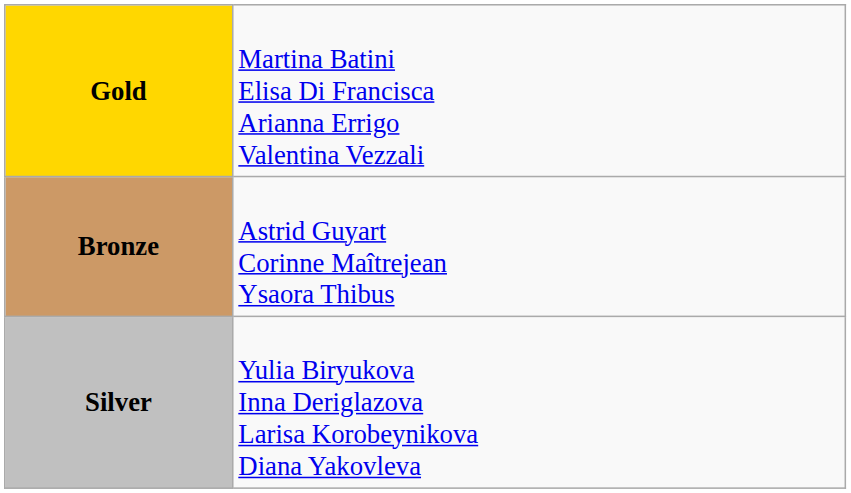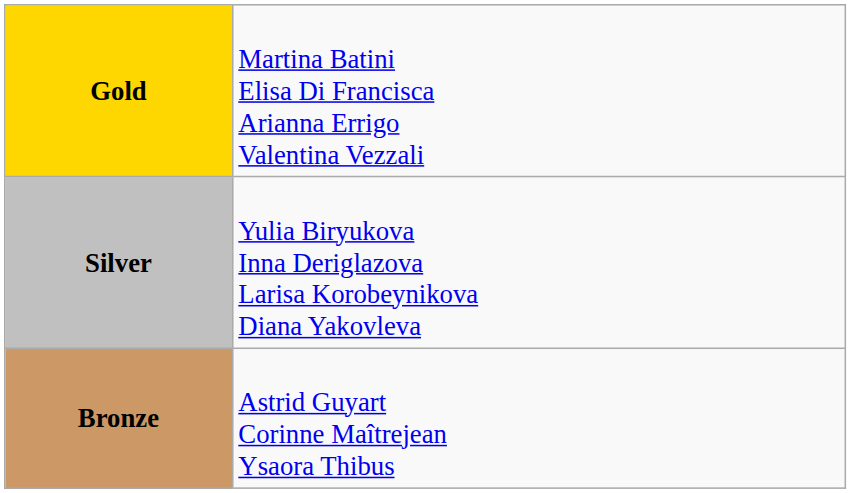rows swapped: (118, 401) <-> (118, 245)
